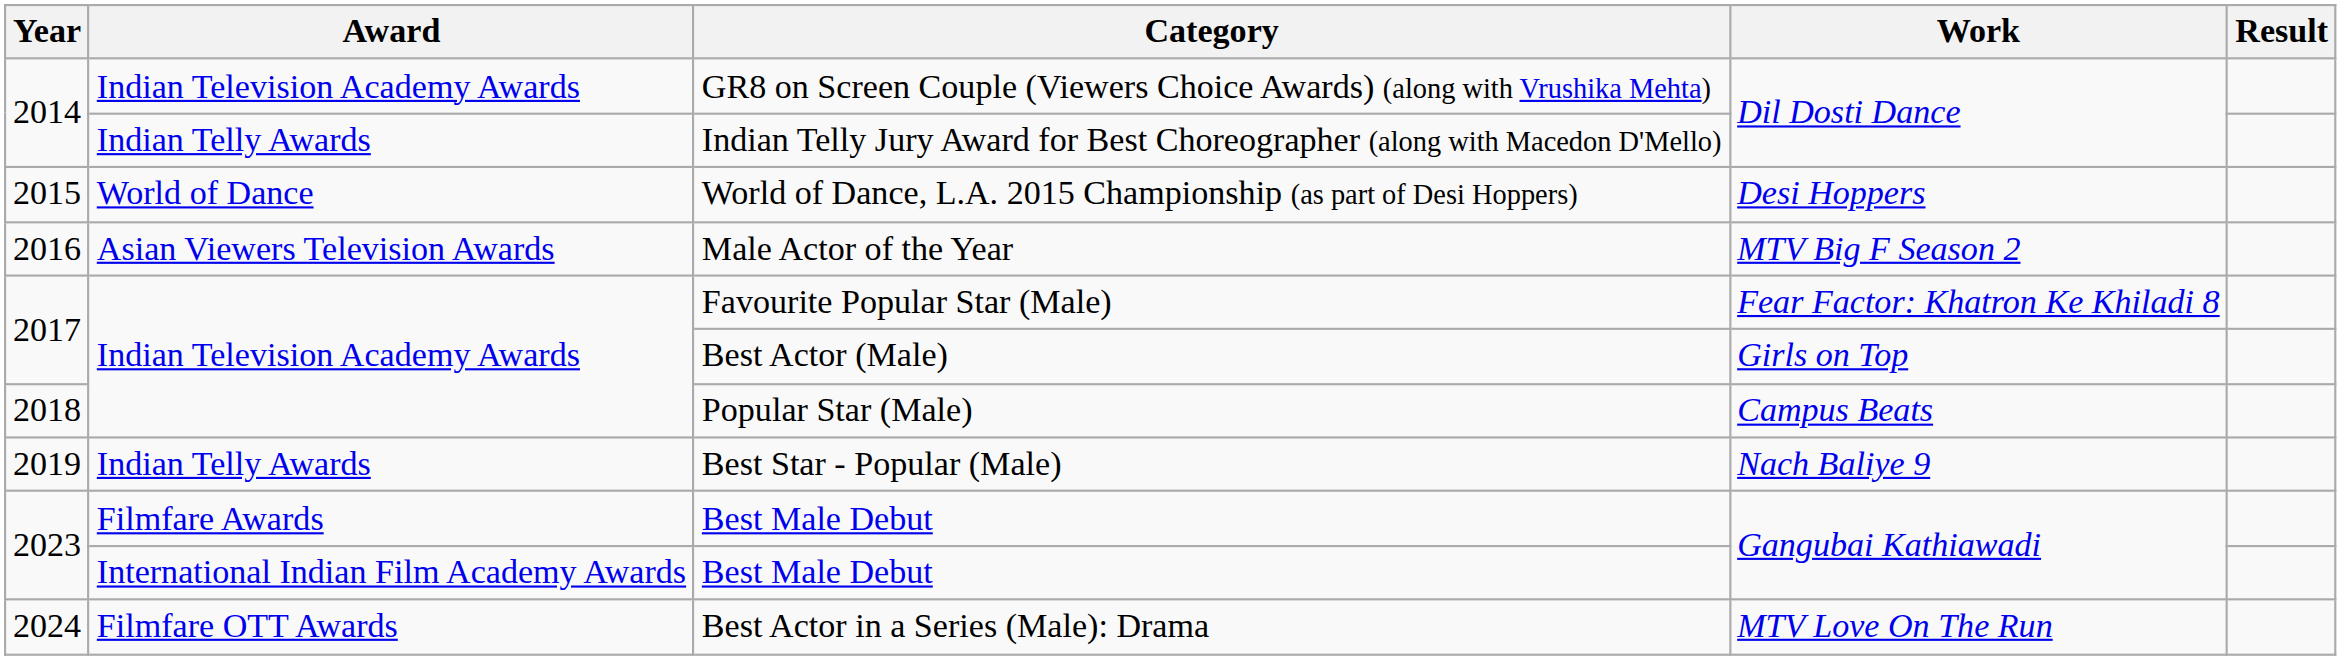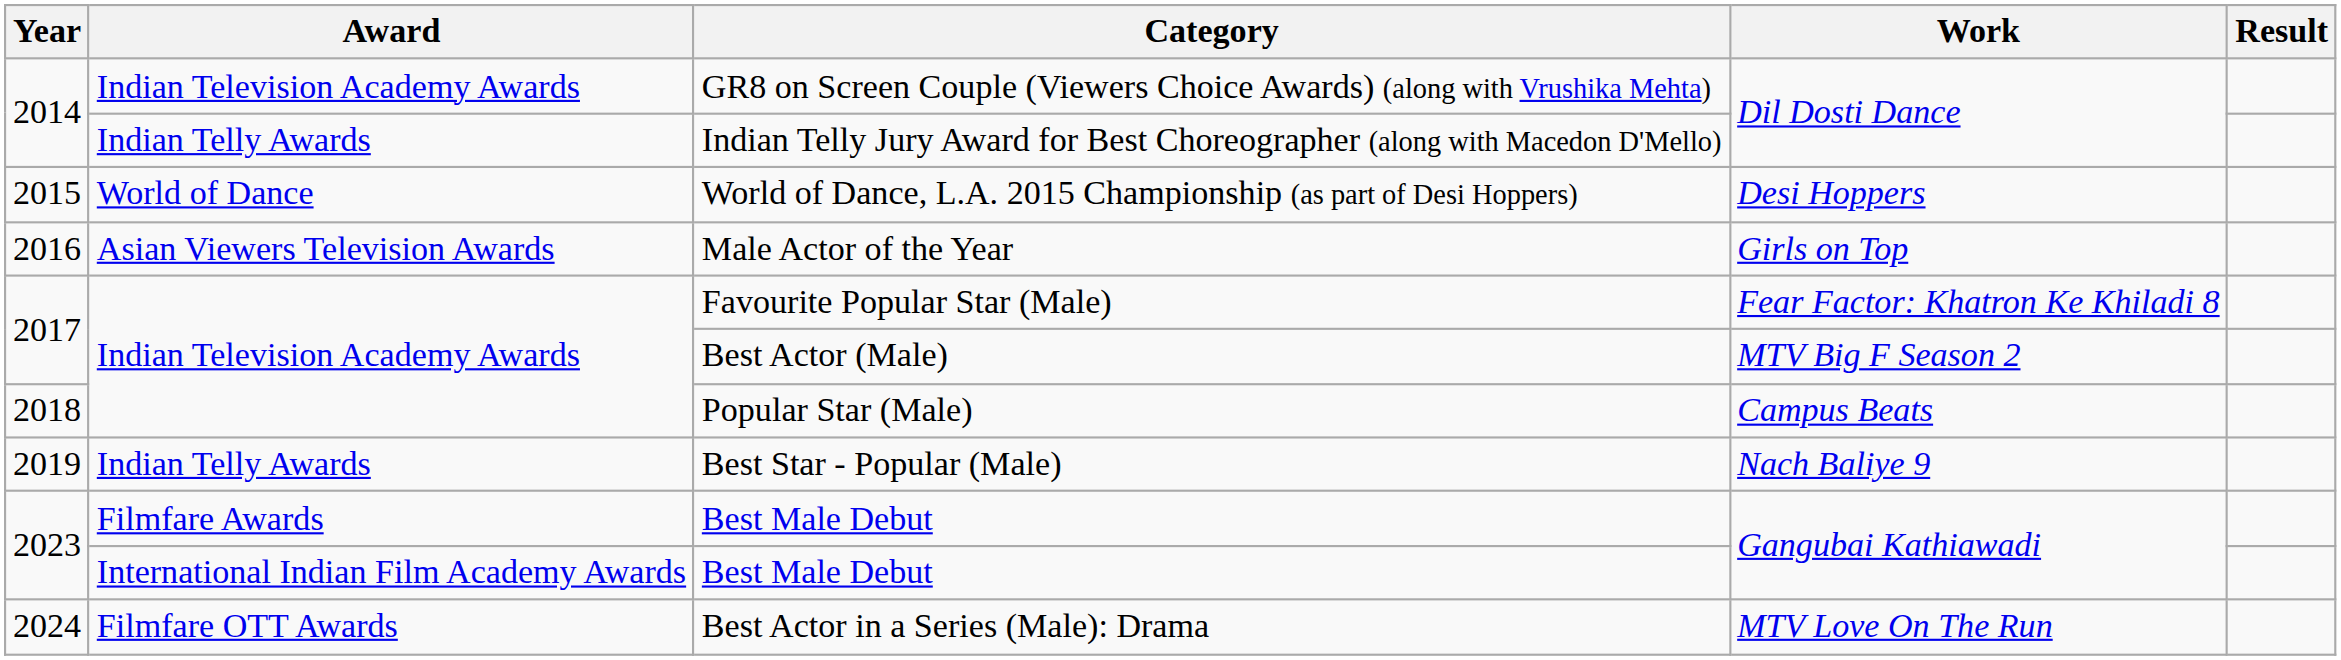(1879, 247) MTV Big F Season 2 -> (1823, 247) Girls on Top
(1823, 355) Girls on Top -> (1879, 355) MTV Big F Season 2
